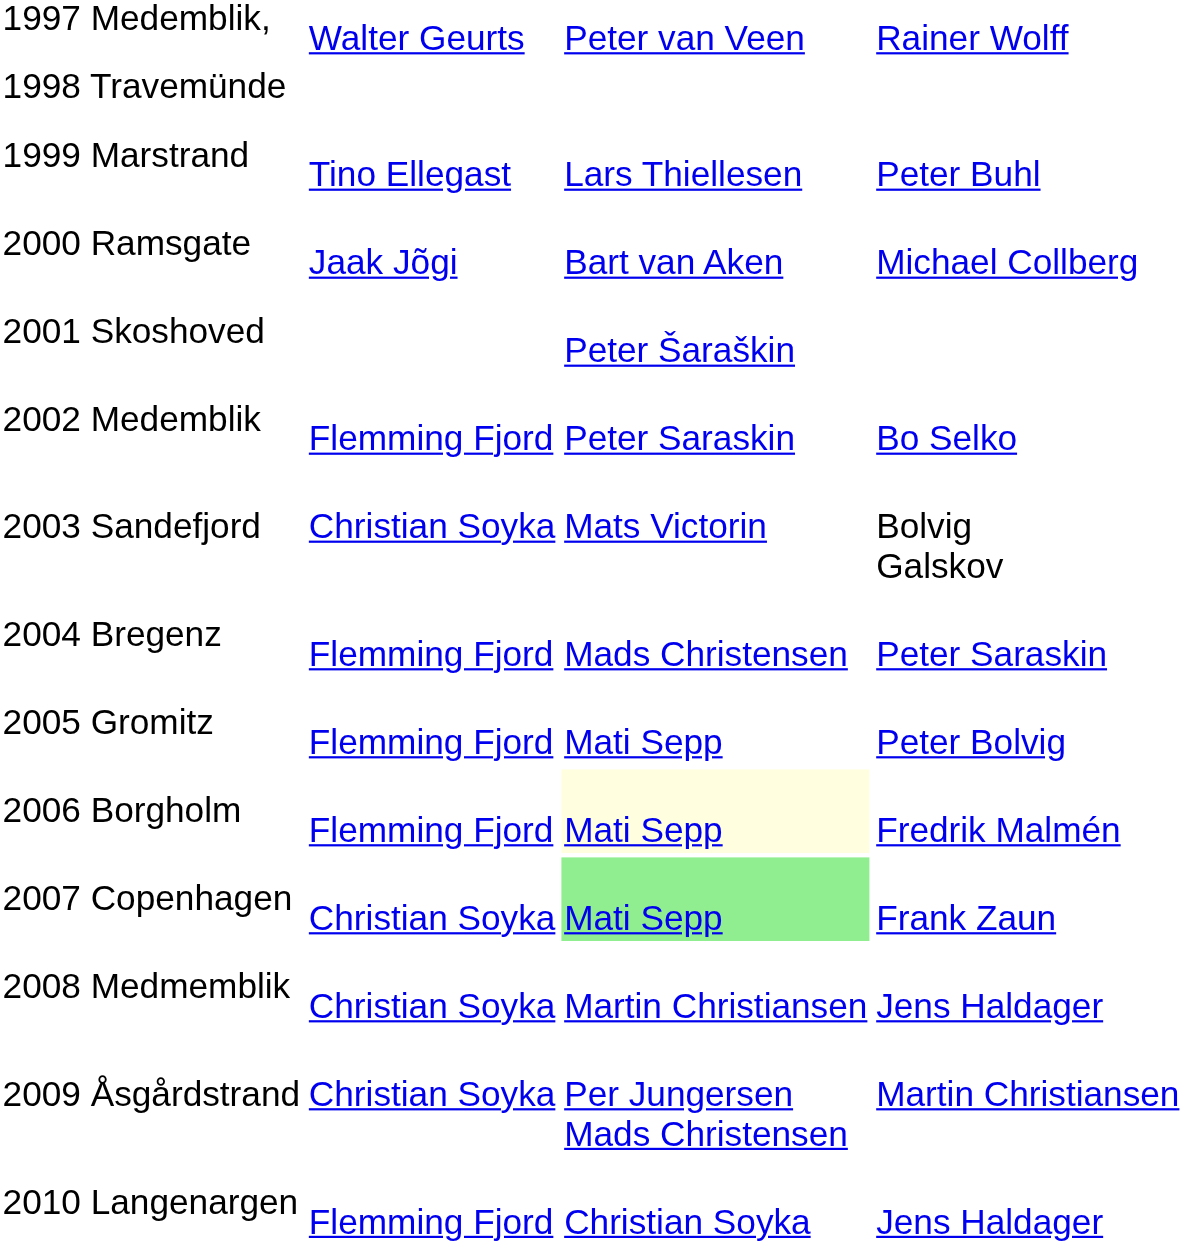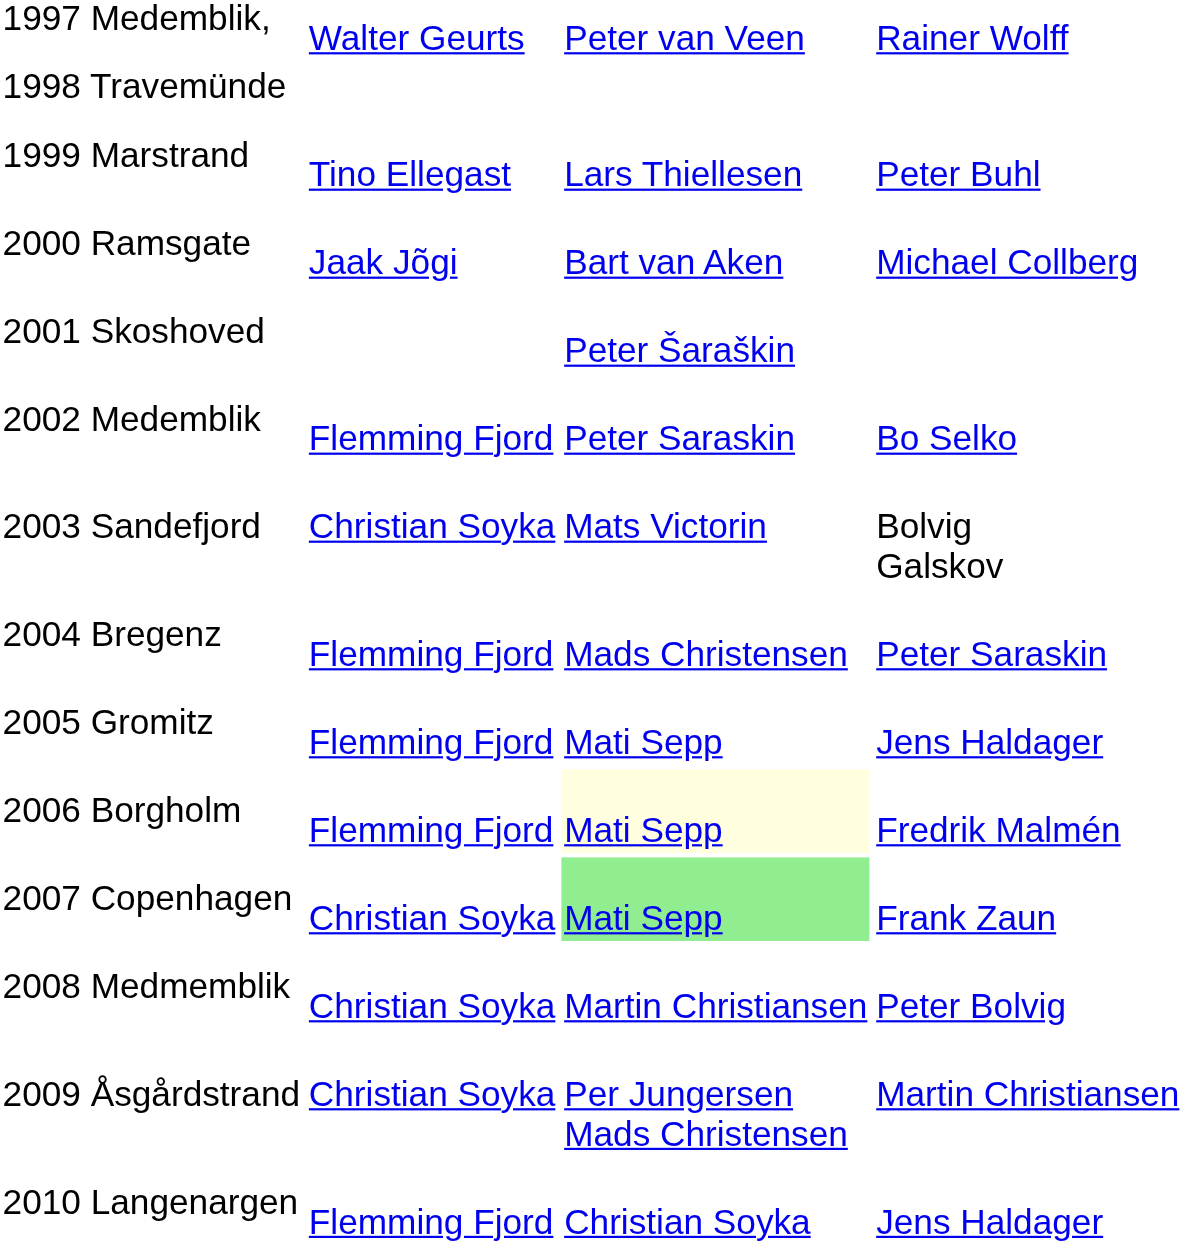(971, 742) Peter Bolvig -> (990, 742) Jens Haldager
(990, 1006) Jens Haldager -> (971, 1006) Peter Bolvig
